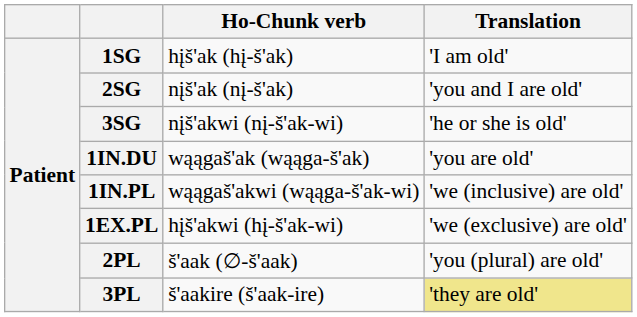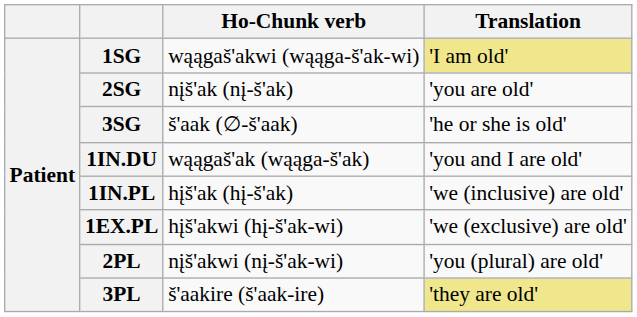(231, 55) hįš'ak (hį-š'ak) -> (294, 55) wąągaš'akwi (wąąga-š'ak-wi)
(469, 55) no background -> (469, 55) khaki background
(506, 89) 'you and I are old' -> (481, 89) 'you are old'
(256, 123) nįš'akwi (nį-š'ak-wi) -> (233, 124) š'aak (∅-š'aak)
(481, 157) 'you are old' -> (506, 158) 'you and I are old'
(294, 191) wąągaš'akwi (wąąga-š'ak-wi) -> (231, 192) hįš'ak (hį-š'ak)
(233, 260) š'aak (∅-š'aak) -> (256, 260) nįš'akwi (nį-š'ak-wi)
